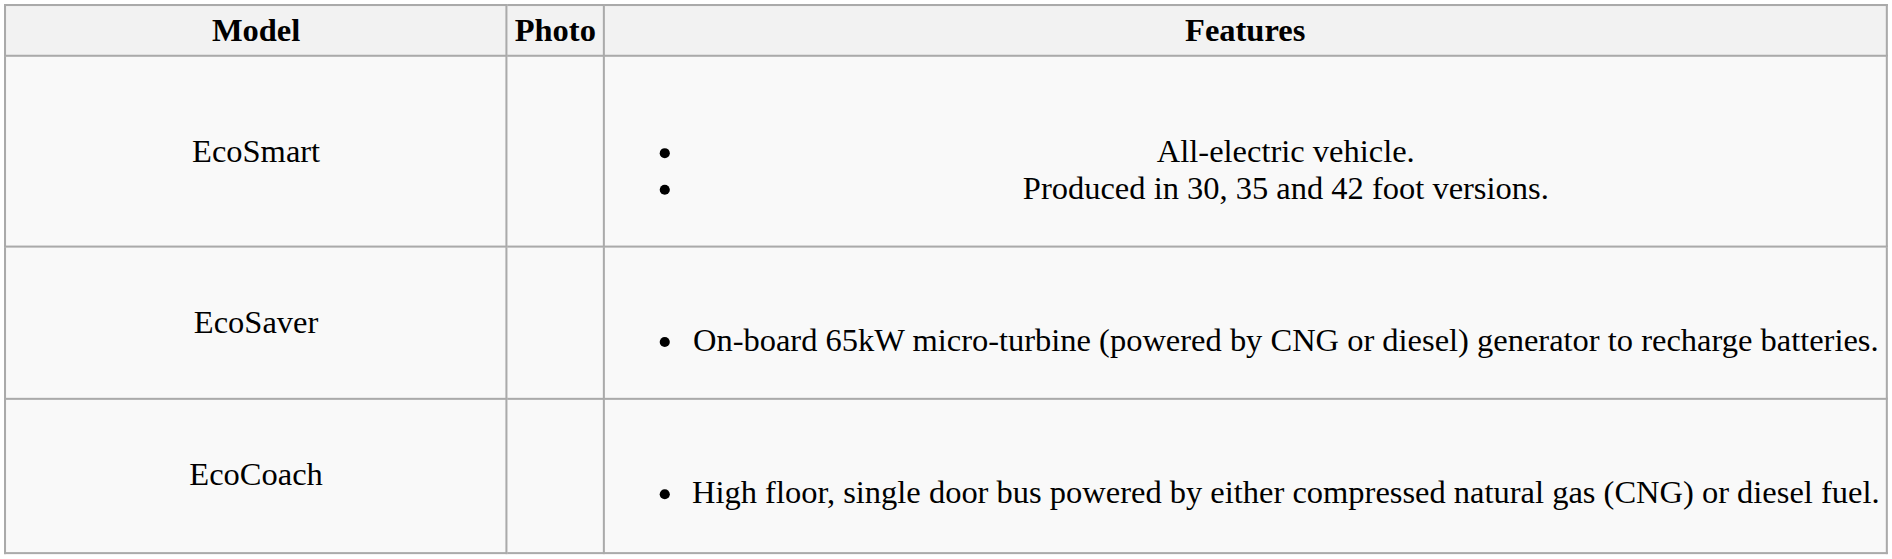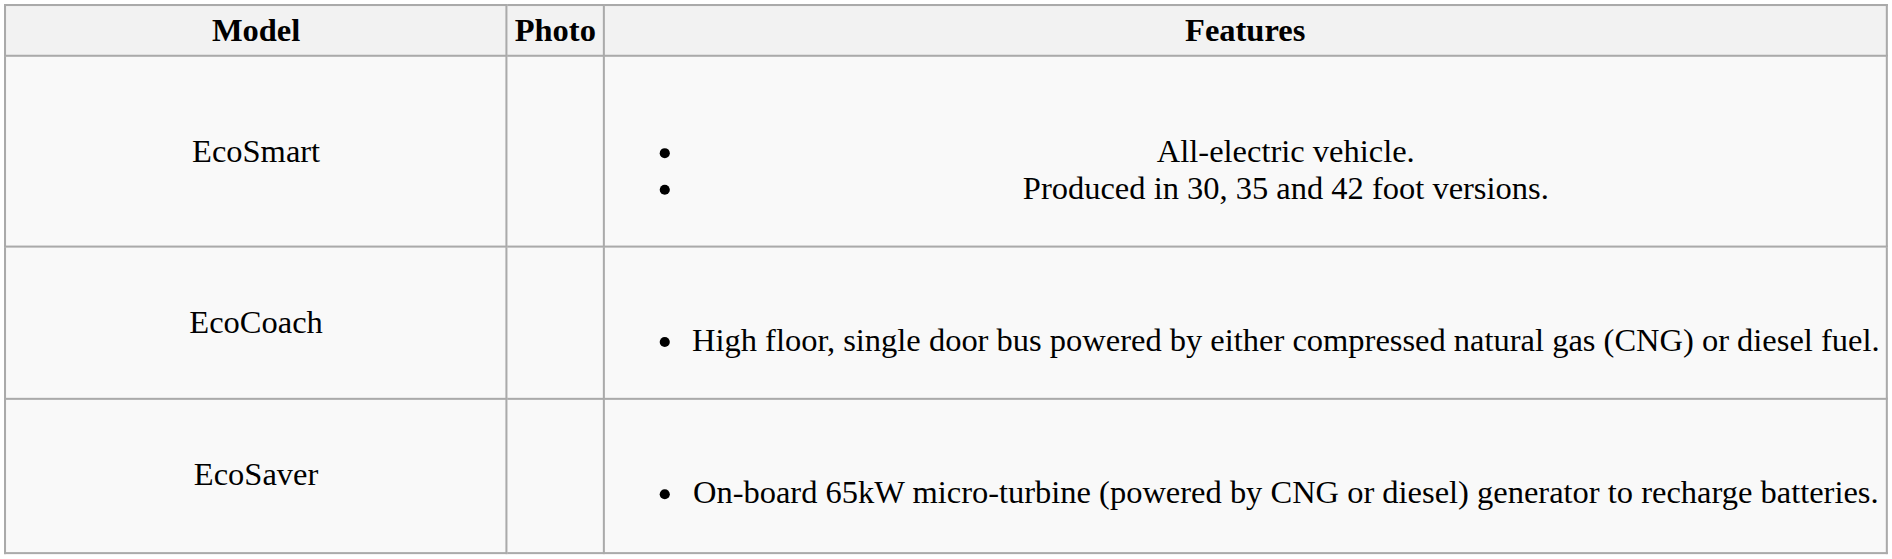rows swapped: (256, 322) <-> (256, 475)
